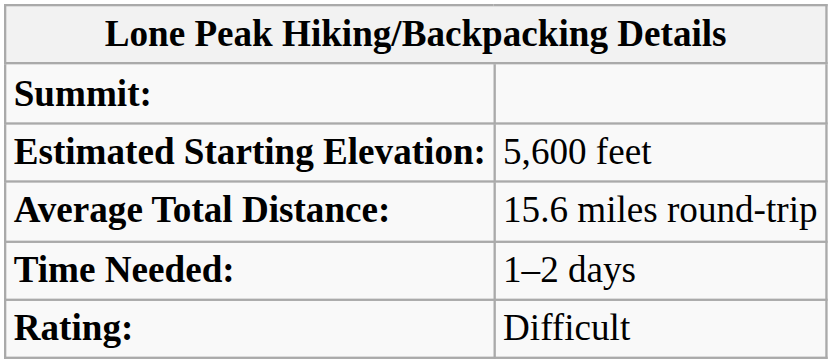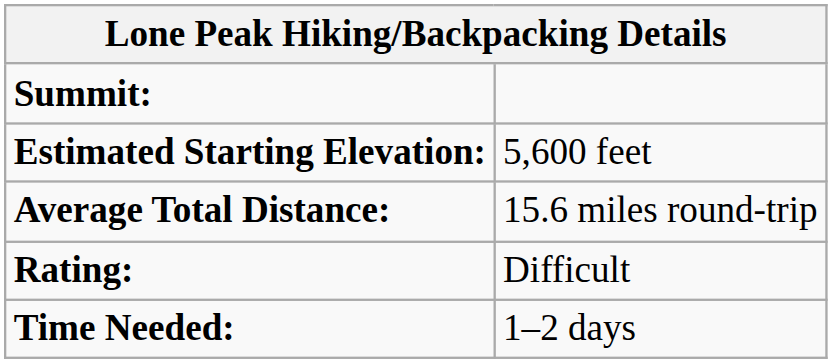rows swapped: (124, 269) <-> (74, 328)
